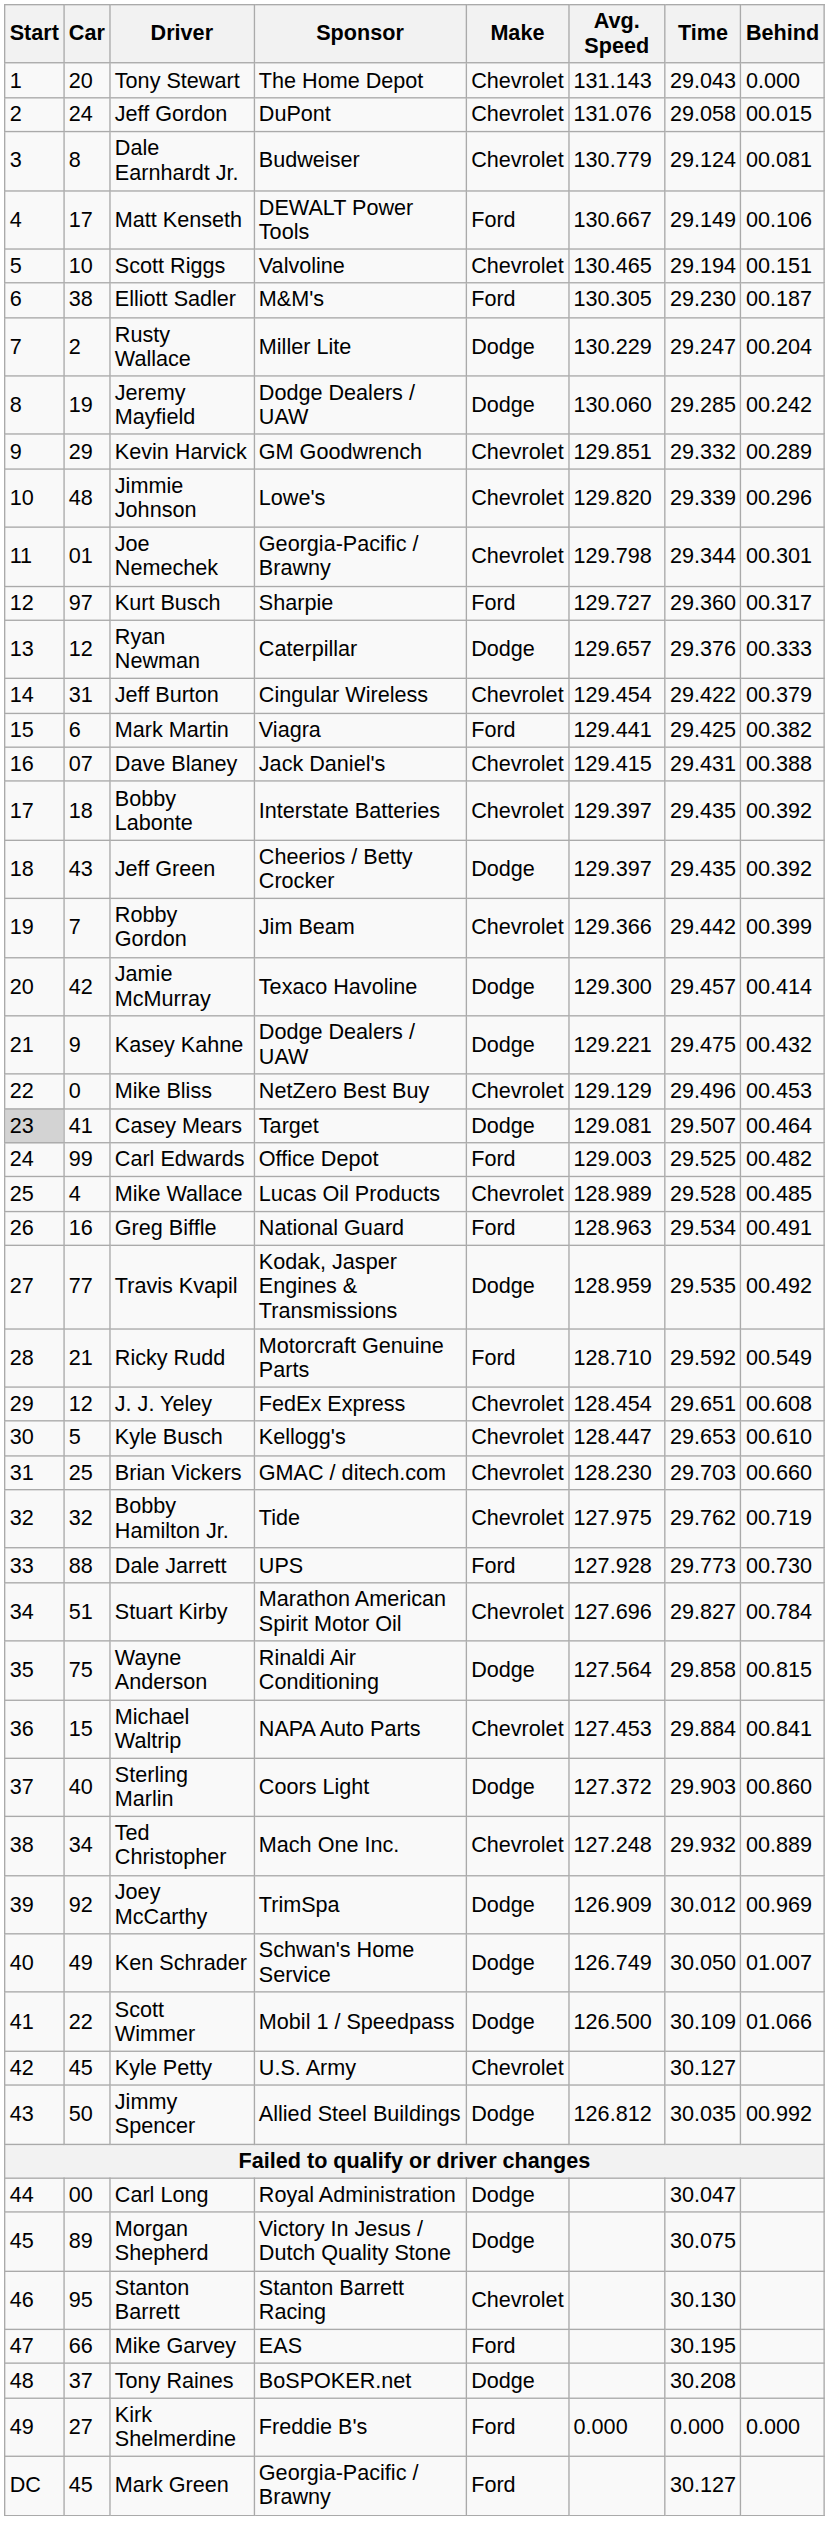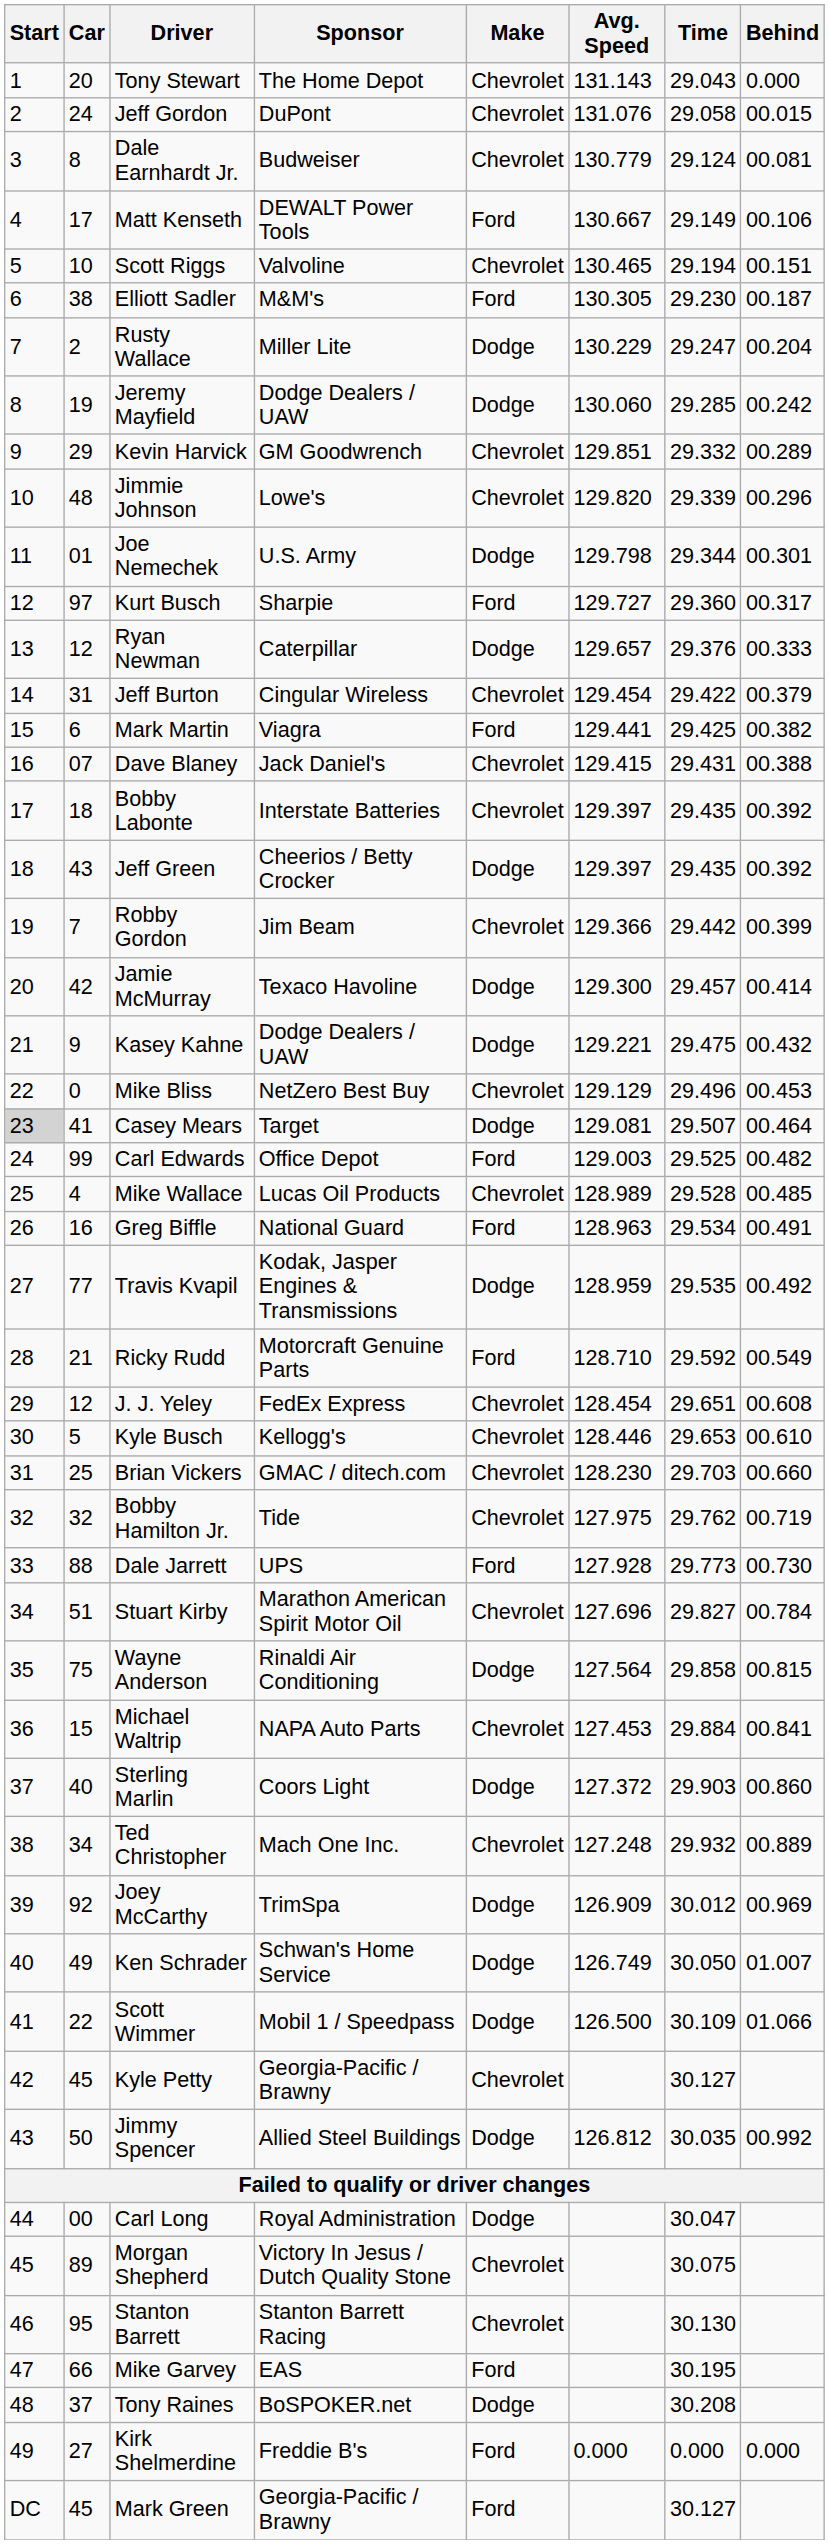(339, 556) Georgia-Pacific / Brawny -> (307, 556) U.S. Army
(517, 556) Chevrolet -> (503, 556) Dodge
(613, 1438) 128.447 -> (613, 1438) 128.446
(307, 2067) U.S. Army -> (339, 2080) Georgia-Pacific / Brawny
(503, 2241) Dodge -> (517, 2265) Chevrolet
